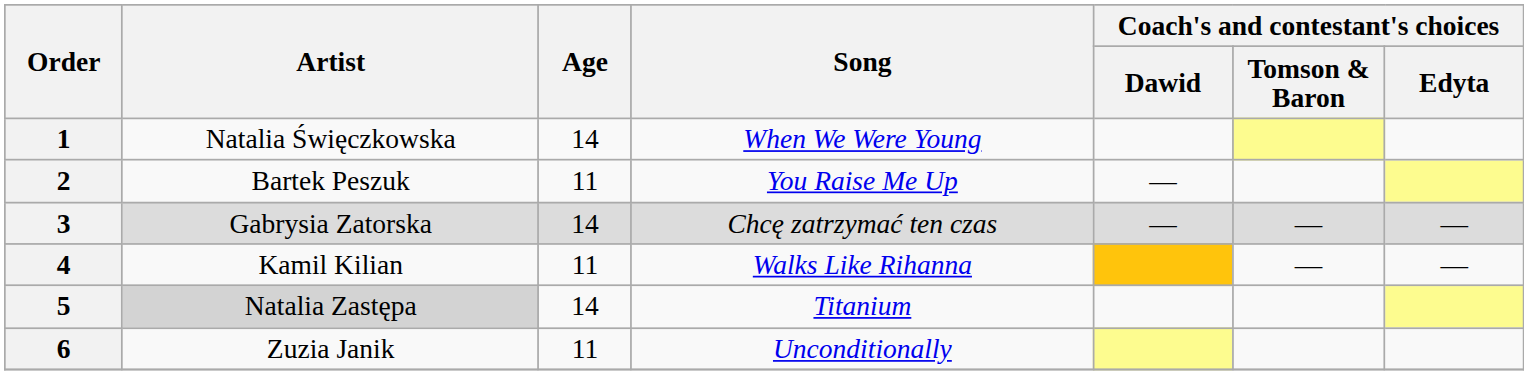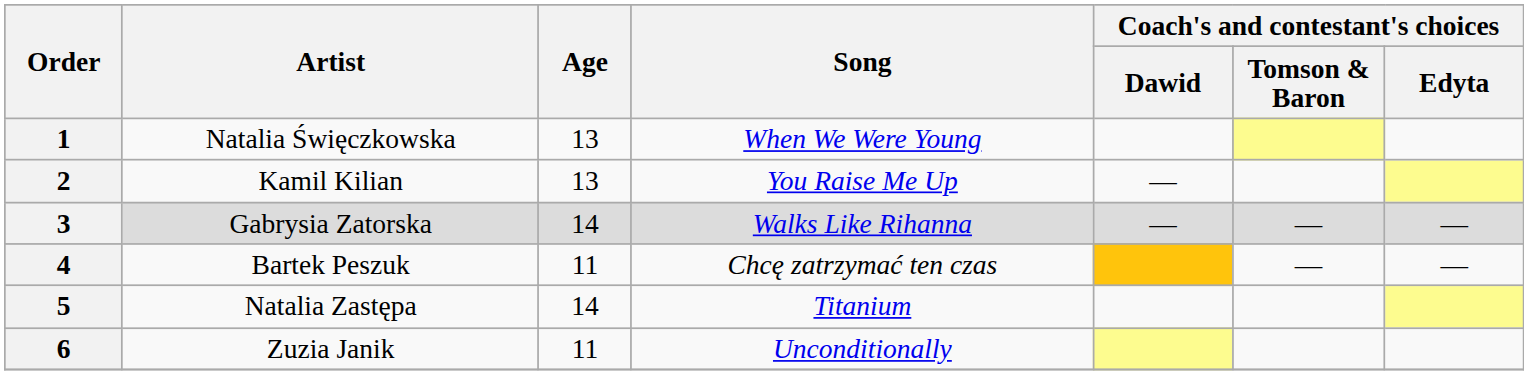(585, 139) 14 -> (585, 139) 13
(331, 181) Bartek Peszuk -> (331, 181) Kamil Kilian
(585, 181) 11 -> (585, 181) 13
(862, 223) Chcę zatrzymać ten czas -> (862, 223) Walks Like Rihanna
(331, 265) Kamil Kilian -> (331, 265) Bartek Peszuk
(862, 265) Walks Like Rihanna -> (862, 265) Chcę zatrzymać ten czas
(331, 307) lightgrey background -> (331, 307) no background
